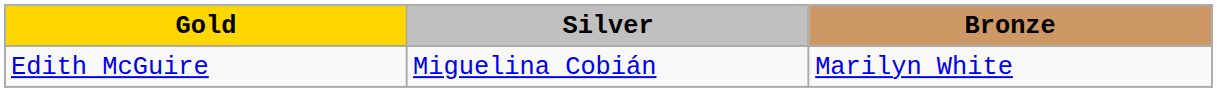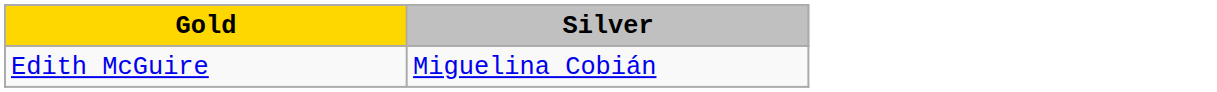- column: (1010, 26)
